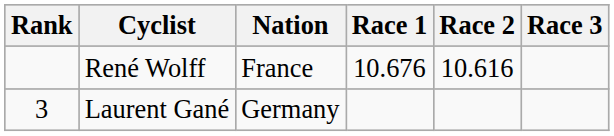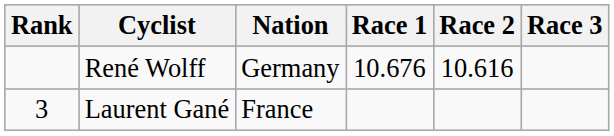(277, 67) France -> (290, 67) Germany
(290, 109) Germany -> (277, 109) France
